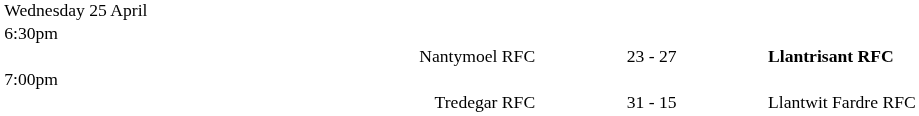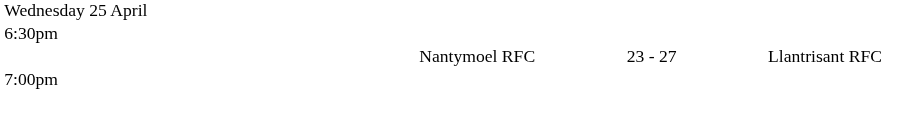(831, 56) bold -> (825, 56) normal
- row: (485, 102)
